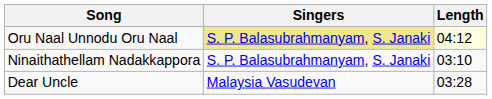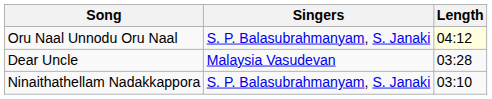(319, 37) khaki background -> (319, 37) no background
rows swapped: (104, 60) <-> (43, 82)
